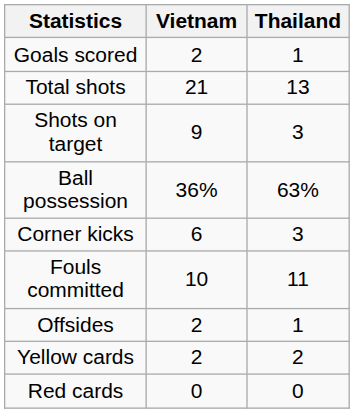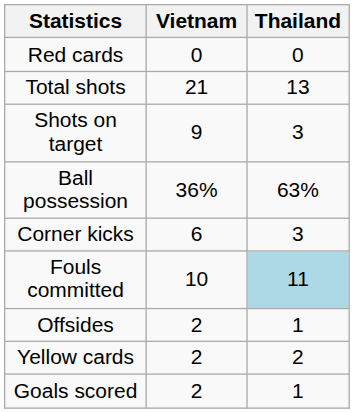rows swapped: (76, 54) <-> (76, 391)
(298, 279) no background -> (298, 279) lightblue background
